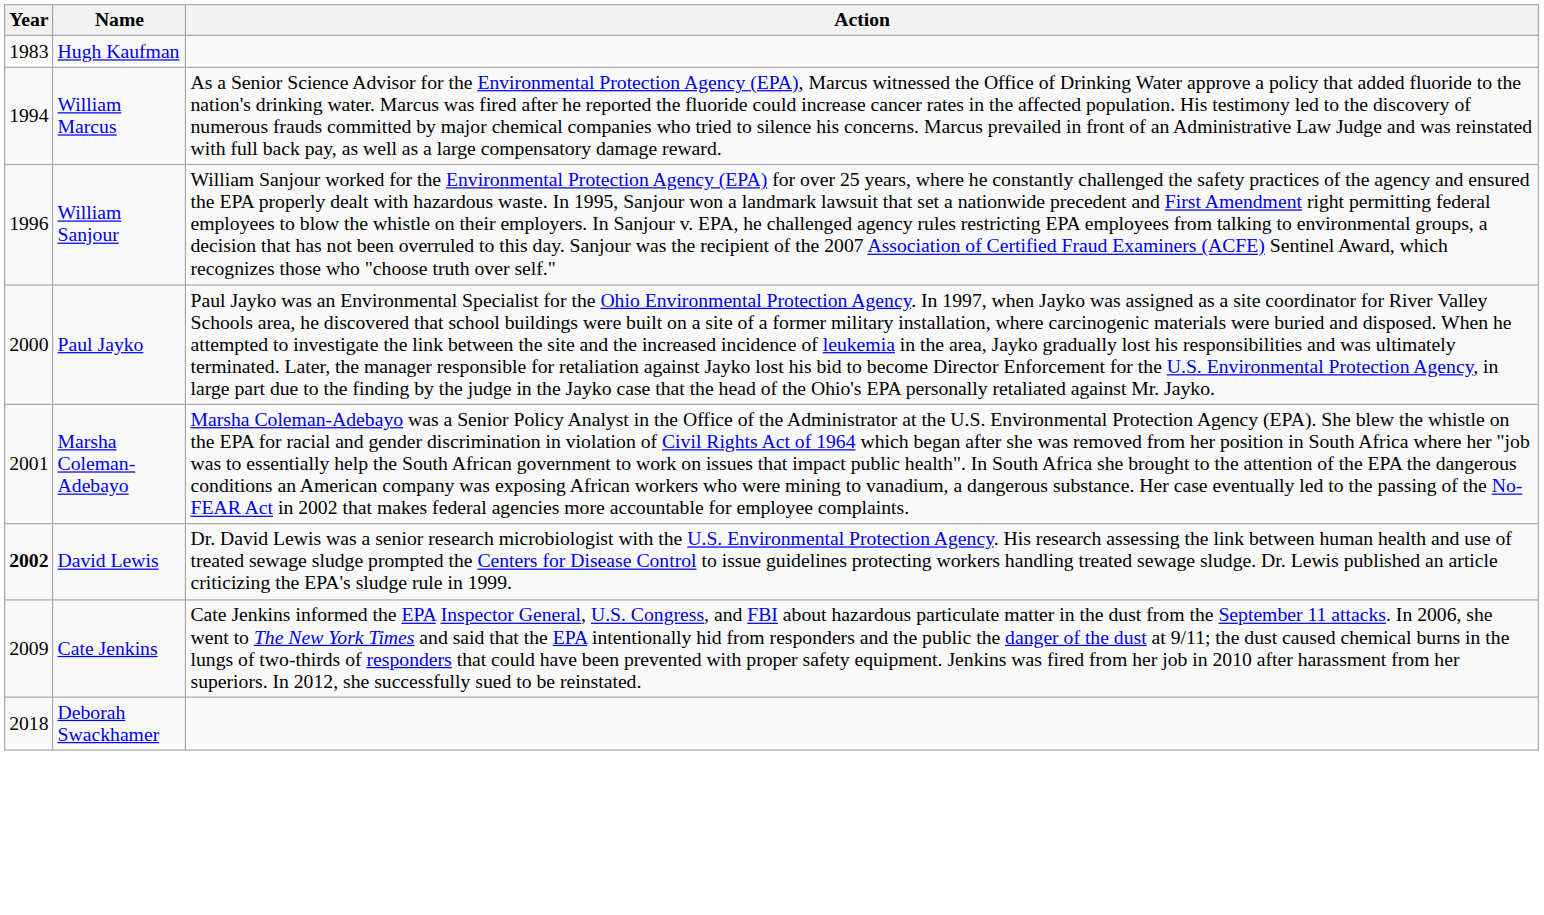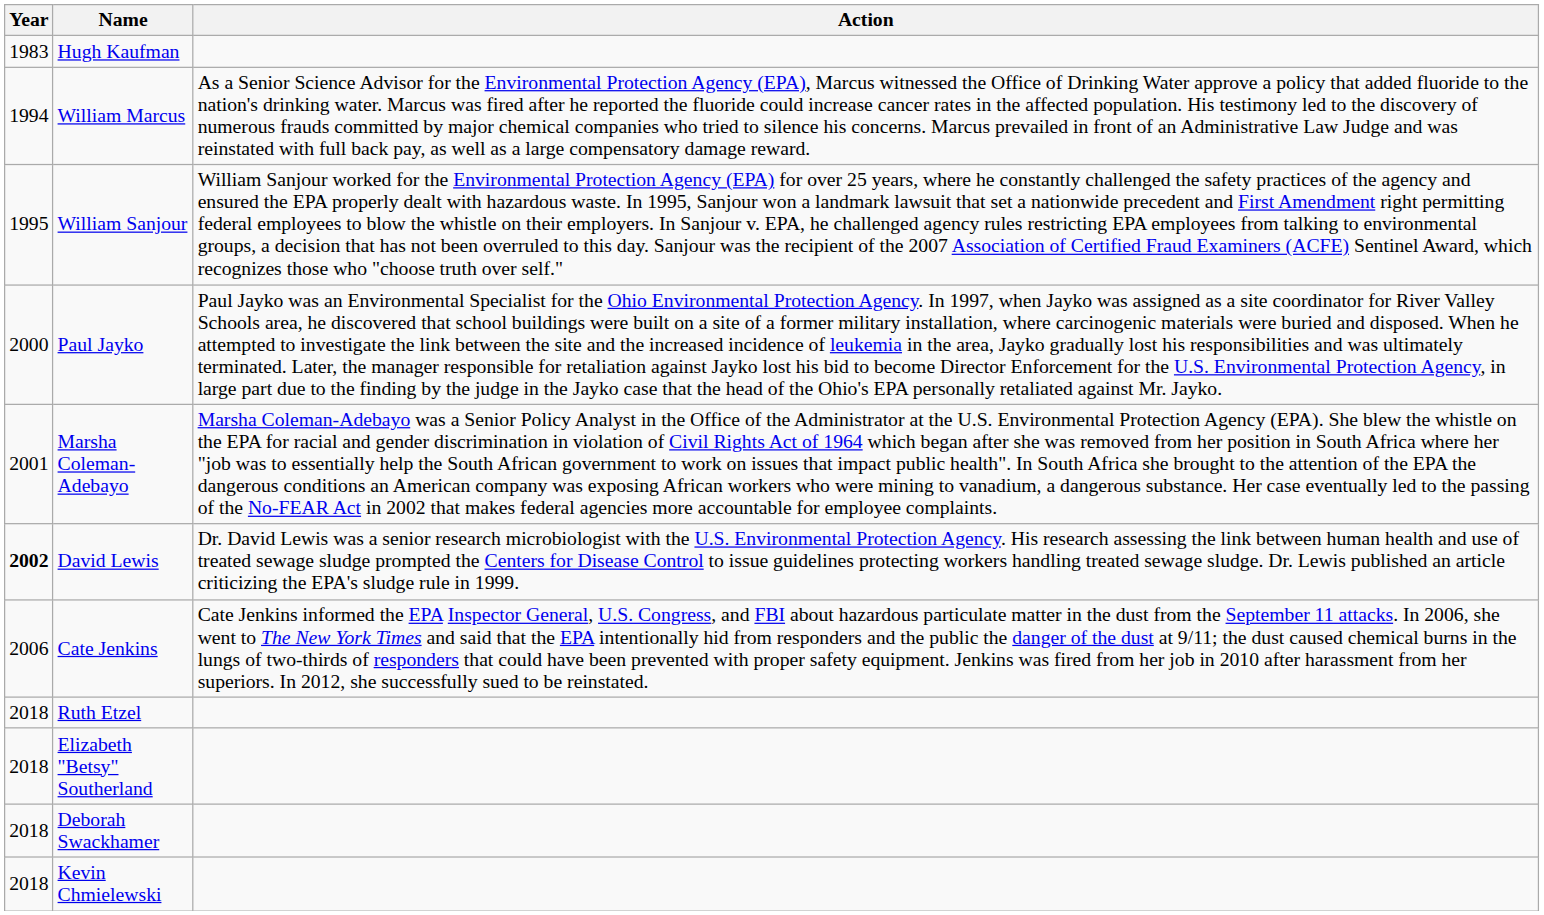(29, 224) 1996 -> (29, 224) 1995
(29, 648) 2009 -> (29, 648) 2006
+ row: (99, 712)
+ row: (105, 765)
+ row: (110, 883)
